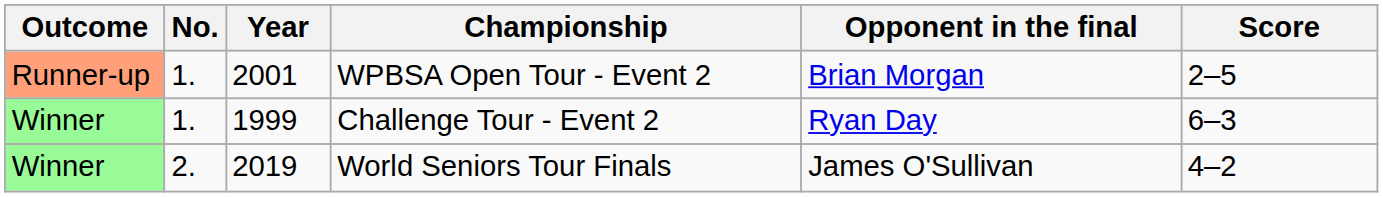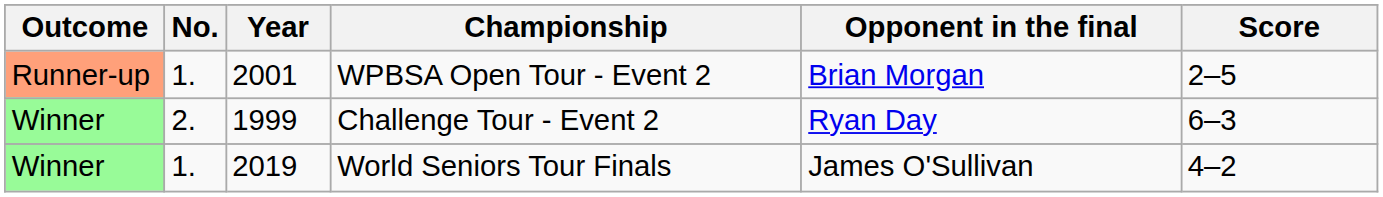(184, 120) 1. -> (184, 120) 2.
(184, 167) 2. -> (184, 167) 1.
